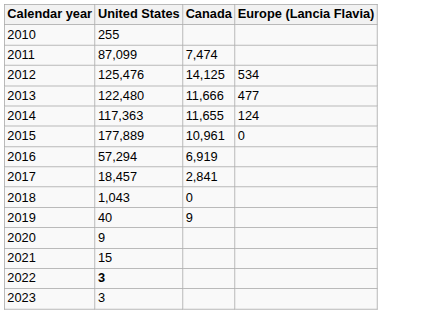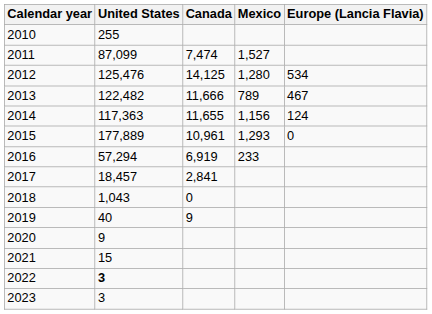+ column: (259, 14)
(121, 95) 122,480 -> (121, 95) 122,482
(248, 95) 477 -> (298, 95) 467
